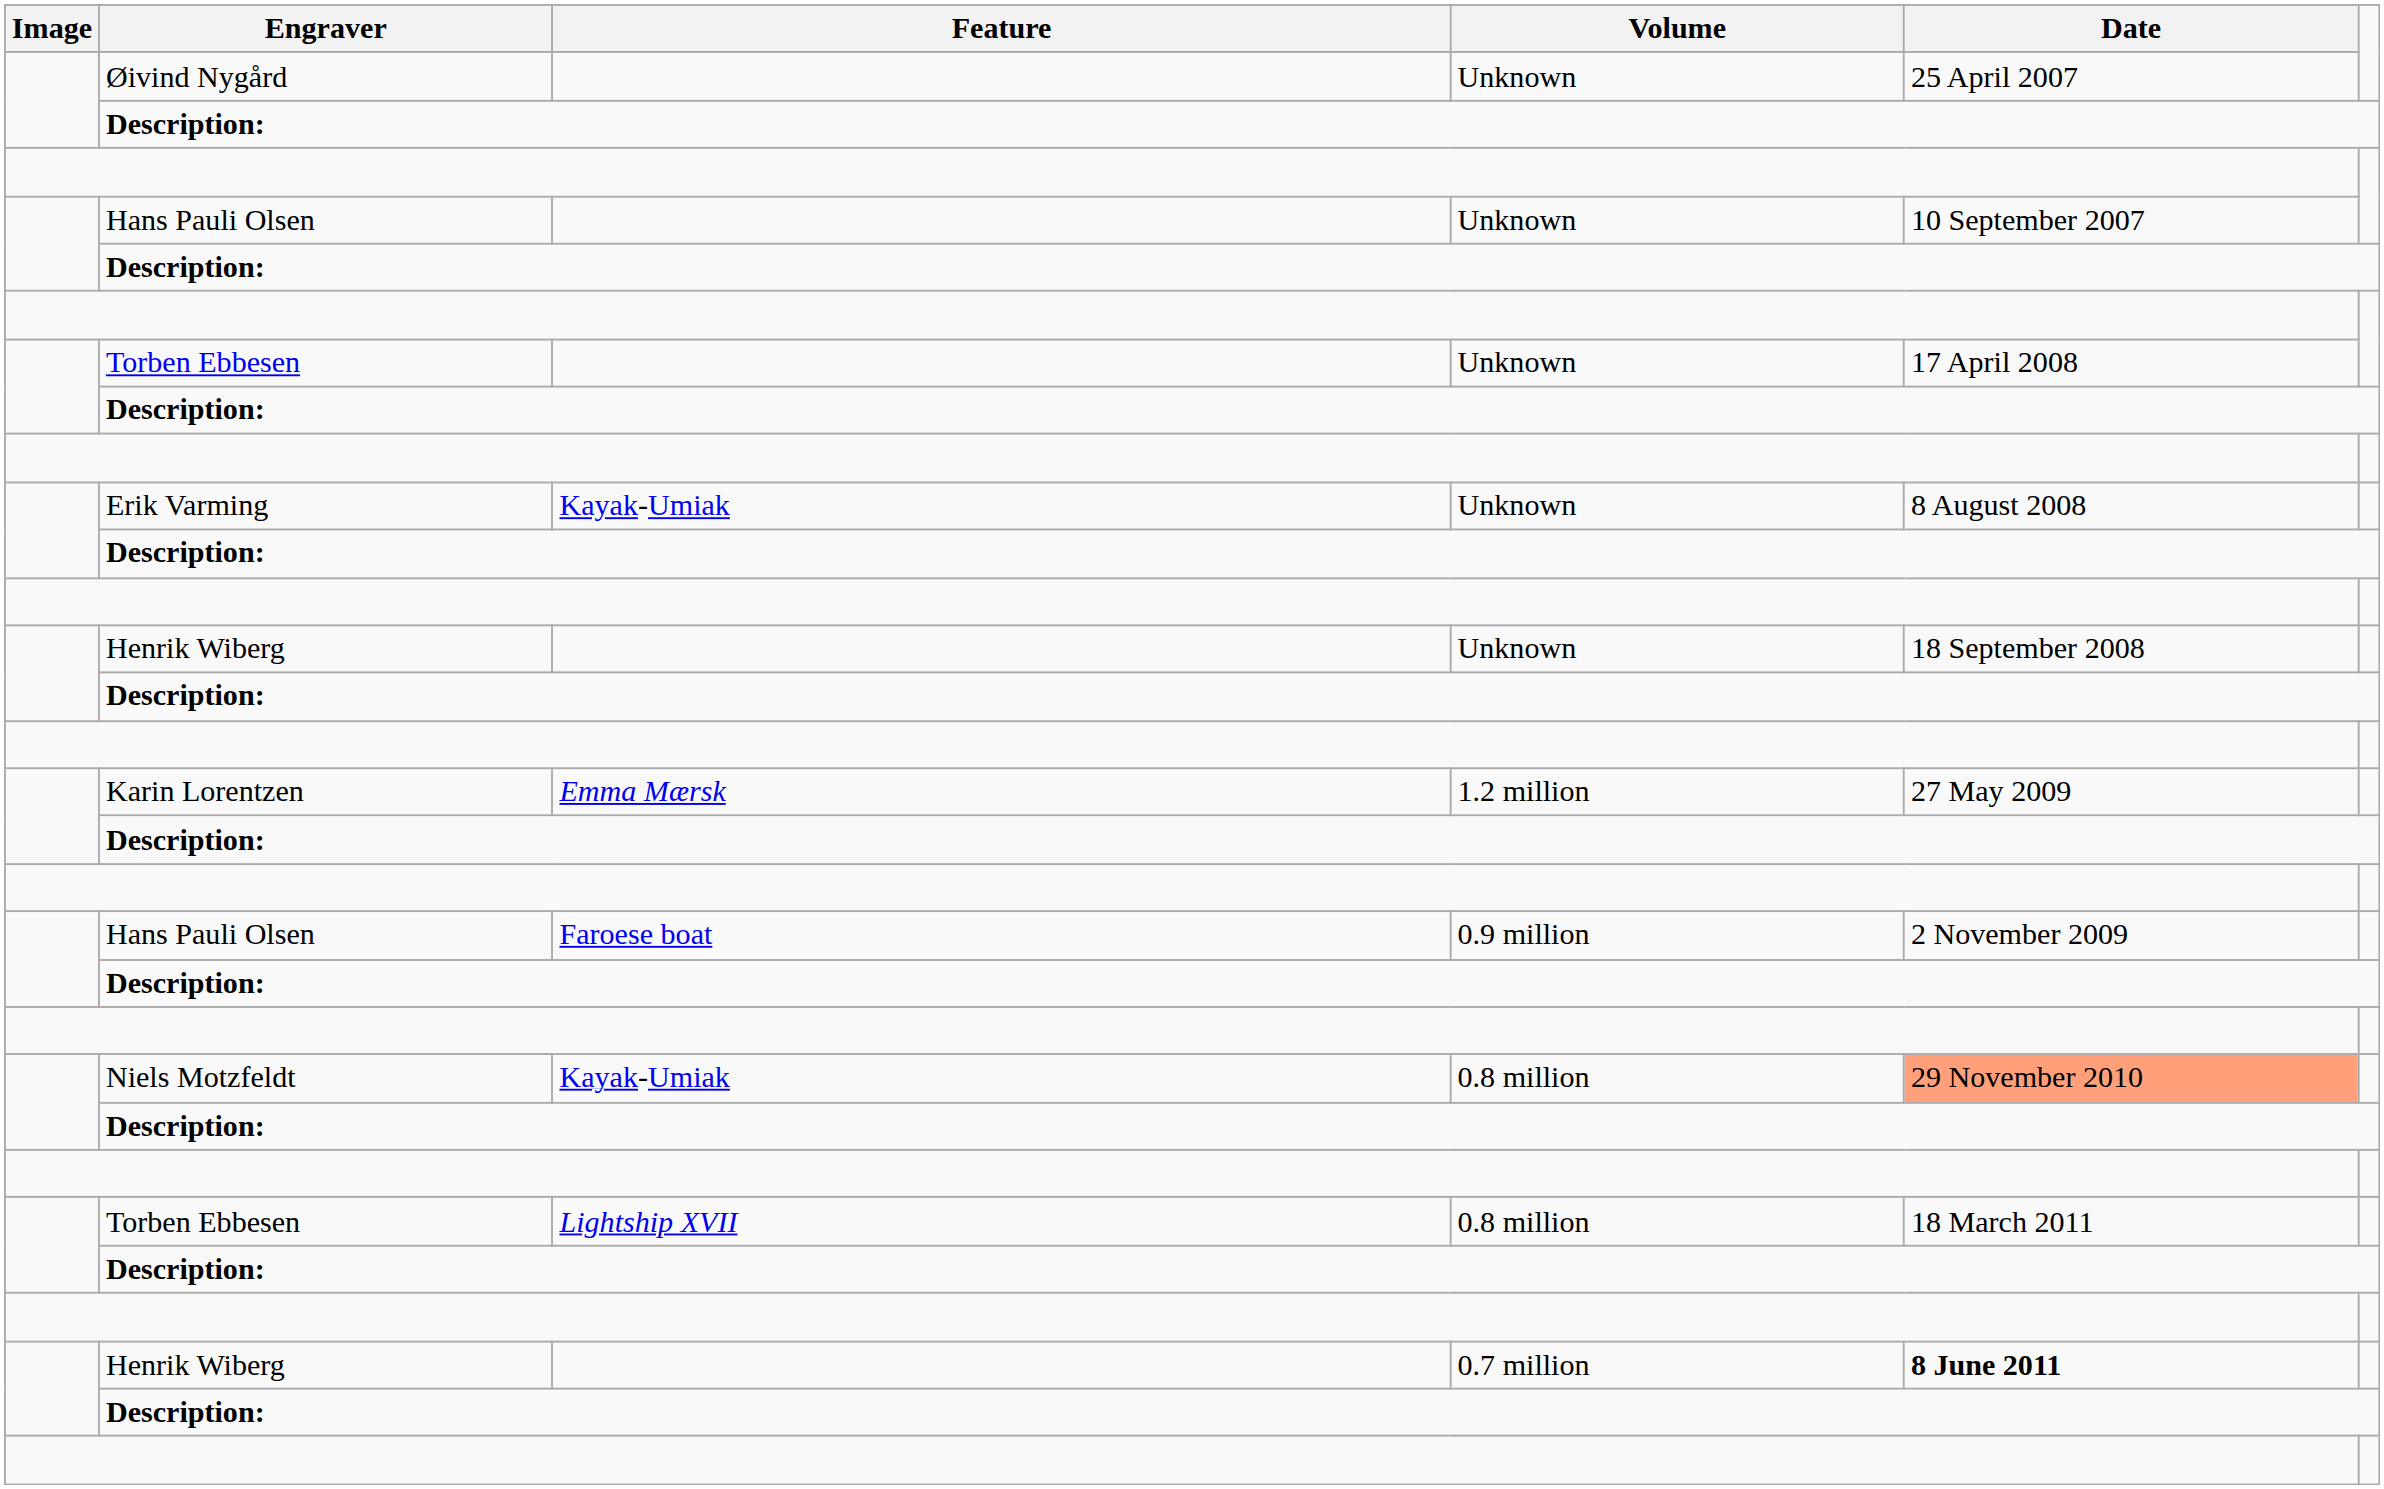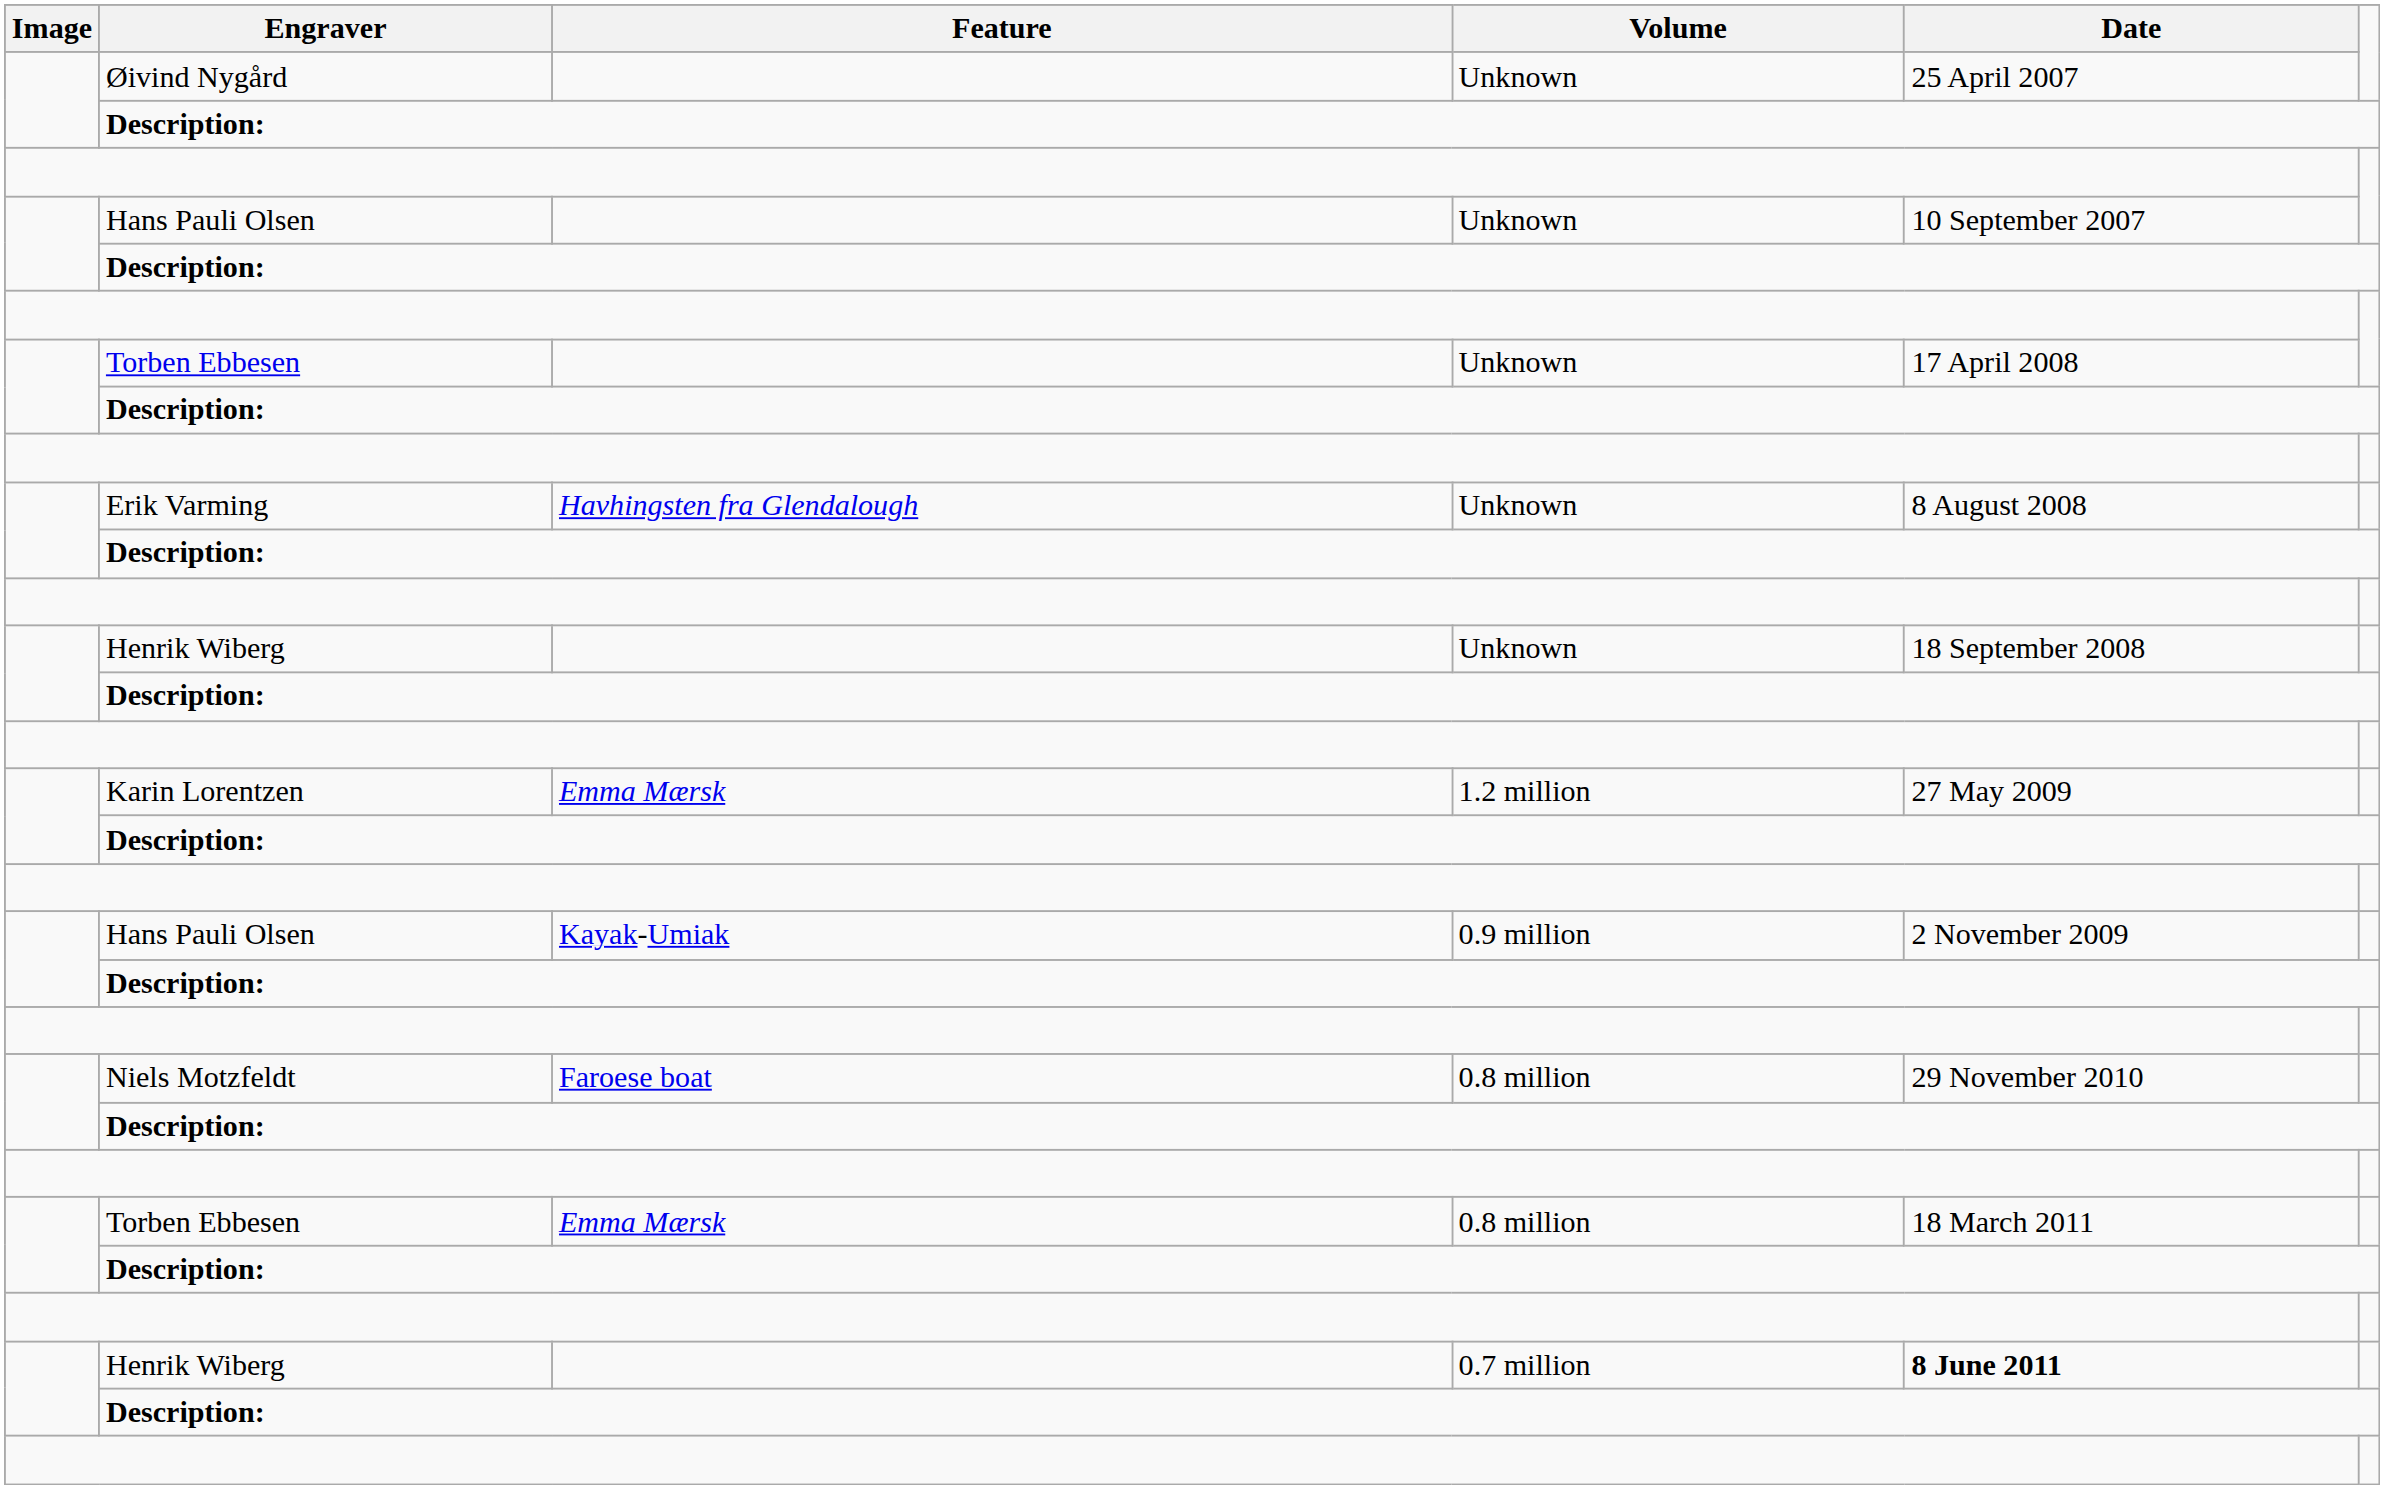(645, 505) Kayak-Umiak -> (739, 505) Havhingsten fra Glendalough
(636, 934) Faroese boat -> (644, 934) Kayak-Umiak
(645, 1077) Kayak-Umiak -> (635, 1077) Faroese boat
(2027, 1077) lightsalmon background -> (2028, 1077) no background
(648, 1220) Lightship XVII -> (642, 1220) Emma Mærsk
